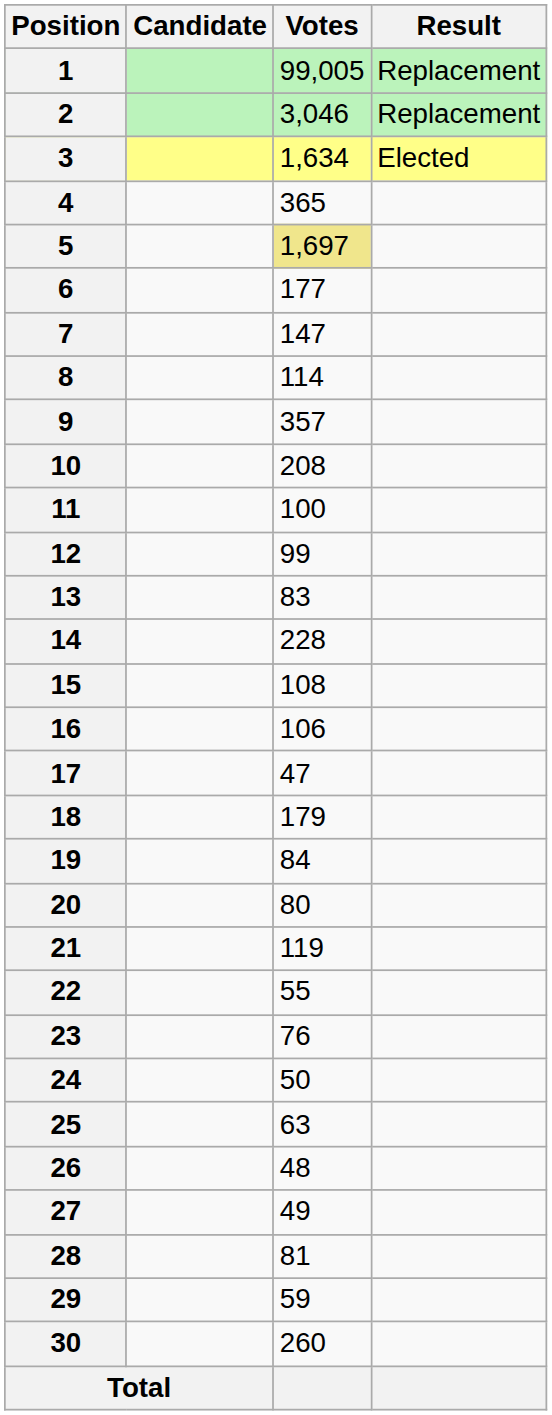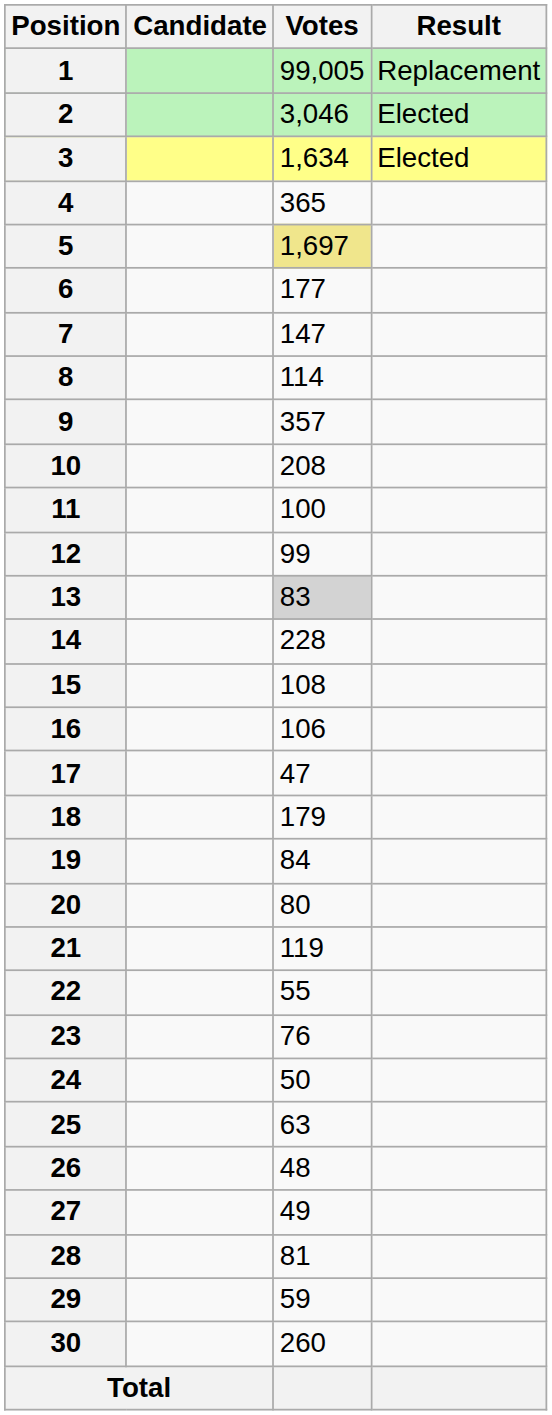(459, 114) Replacement -> (423, 114) Elected
(295, 597) no background -> (295, 597) lightgrey background
